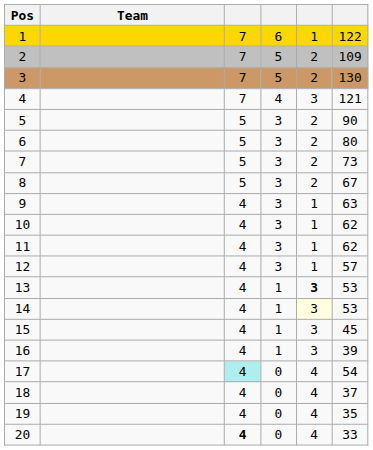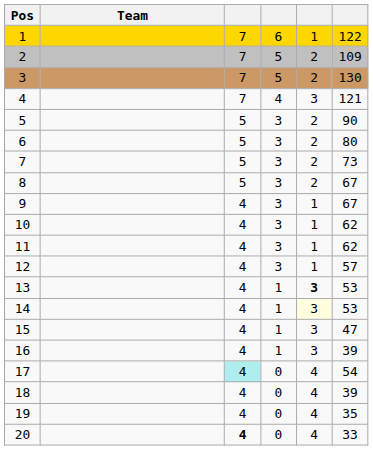(350, 204) 63 -> (350, 204) 67
(350, 330) 45 -> (350, 330) 47
(350, 393) 37 -> (350, 393) 39
